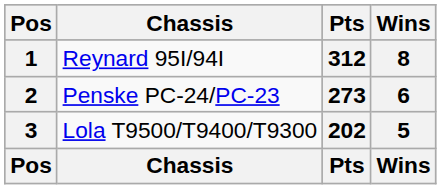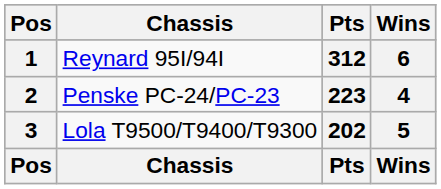(404, 58) 8 -> (404, 58) 6
(347, 94) 273 -> (347, 94) 223
(404, 94) 6 -> (404, 94) 4
